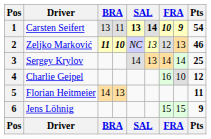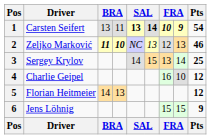(152, 60) 13 -> (152, 60) 15
(166, 60) 14 -> (166, 60) 13
(199, 92) 11 -> (198, 92) 12
